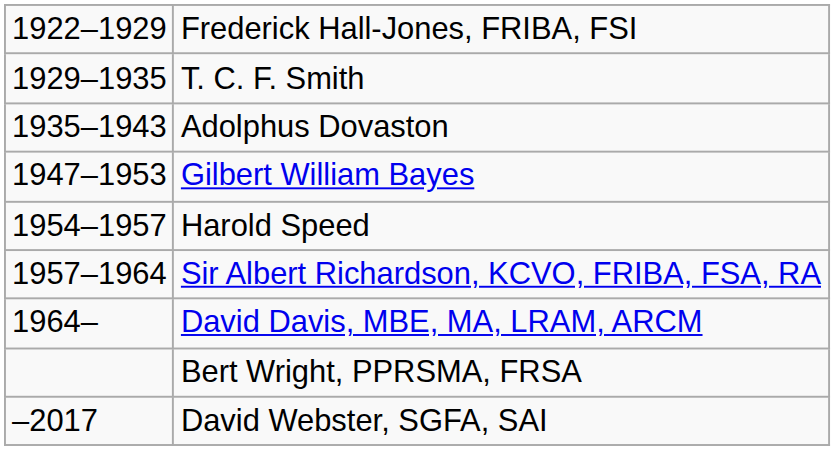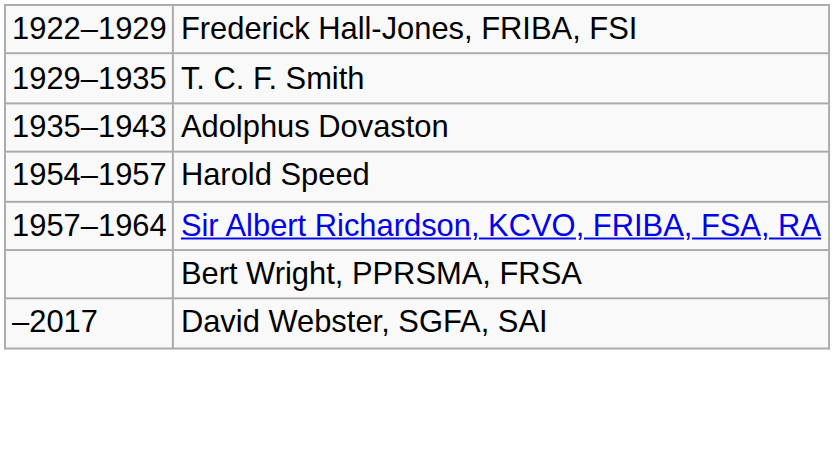- row: (328, 175)
- row: (442, 322)
